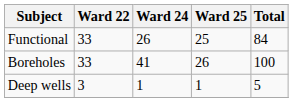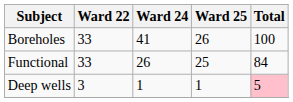rows swapped: (36, 62) <-> (38, 39)
(257, 86) no background -> (257, 86) pink background
